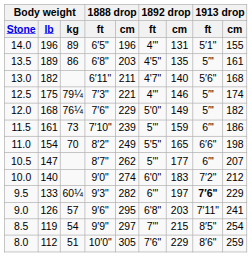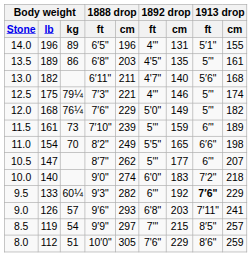(235, 128) 186 -> (235, 128) 189
(235, 177) 212 -> (235, 177) 218
(180, 194) 197 -> (180, 194) 192
(127, 210) 295 -> (127, 210) 293
(235, 227) 254 -> (235, 227) 257
